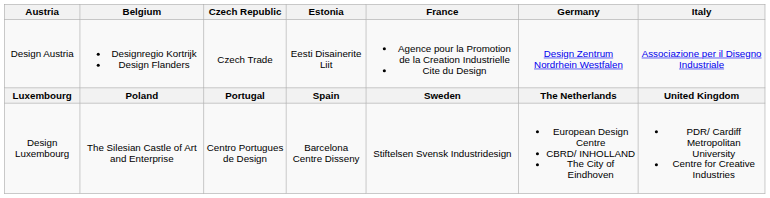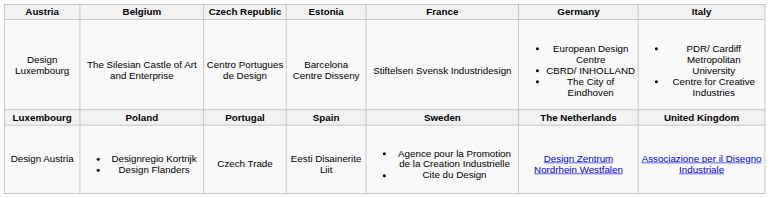rows swapped: (42, 53) <-> (42, 148)
